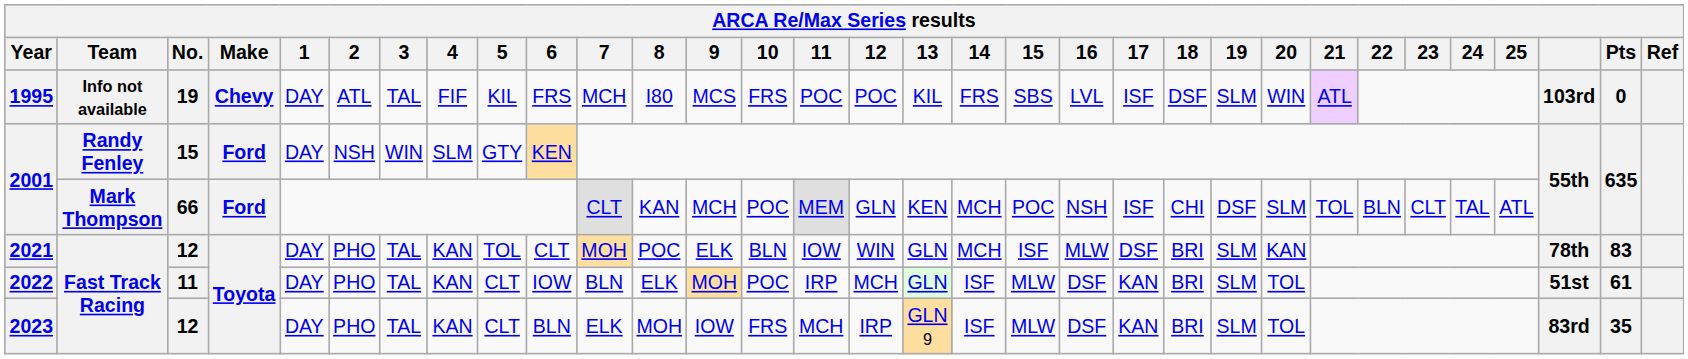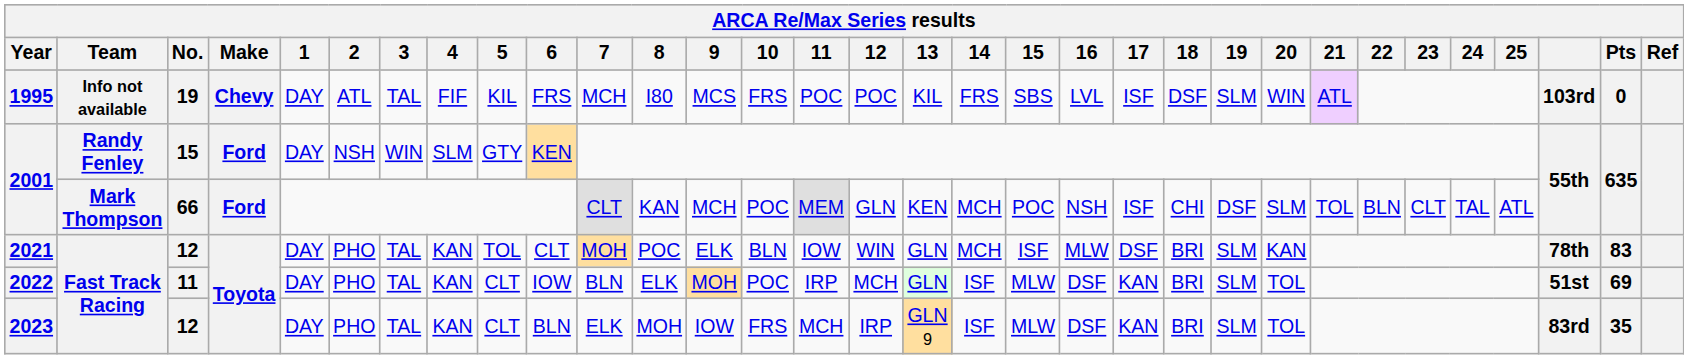(1621, 283) 61 -> (1621, 283) 69
